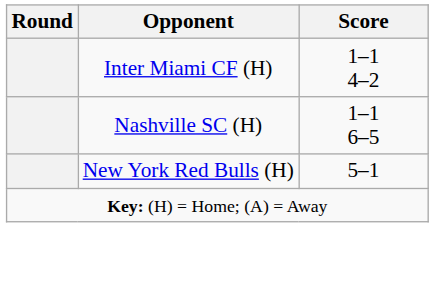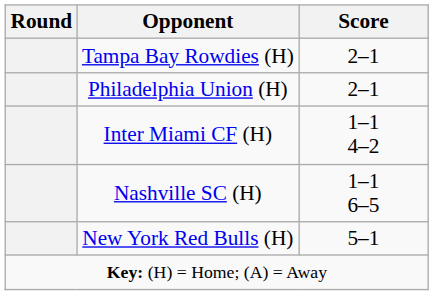+ row: (188, 55)
+ row: (188, 89)
